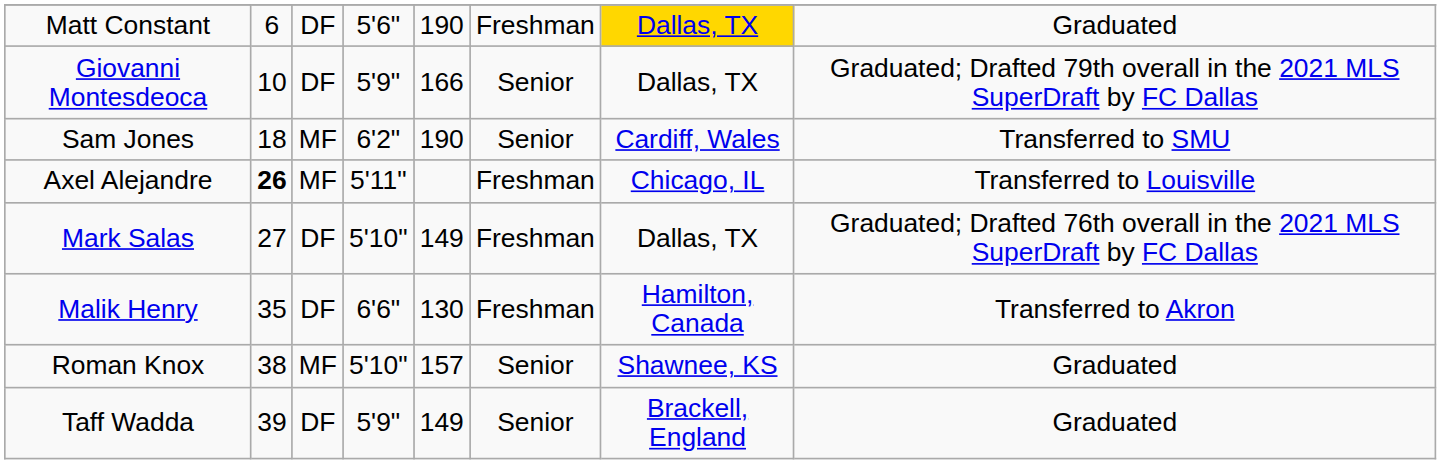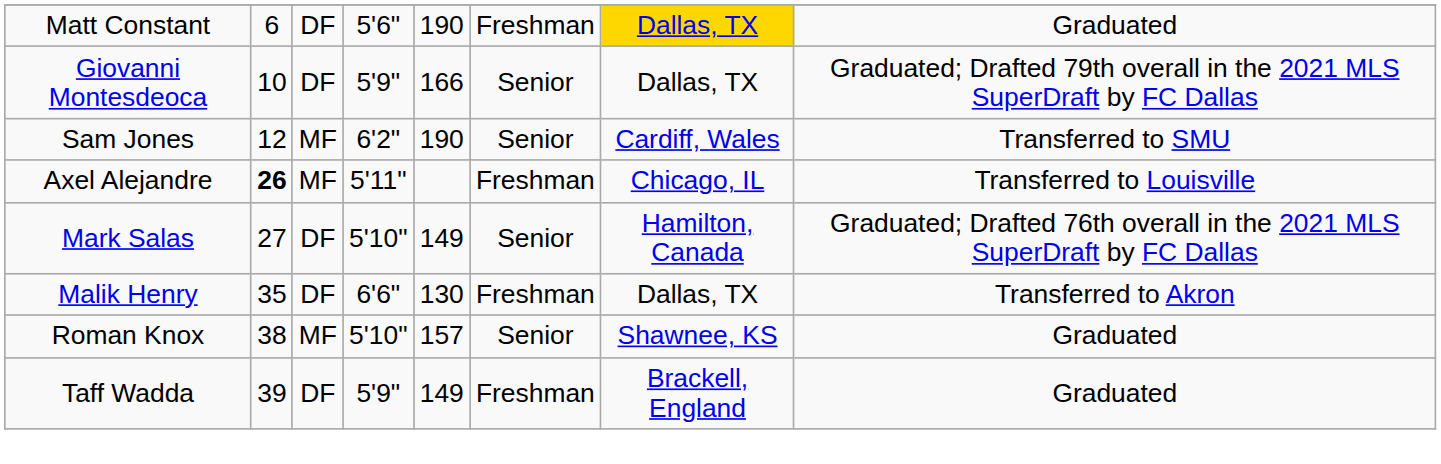(272, 138) 18 -> (272, 138) 12
(535, 237) Freshman -> (535, 237) Senior
(698, 237) Dallas, TX -> (698, 237) Hamilton, Canada
(698, 309) Hamilton, Canada -> (698, 294) Dallas, TX
(535, 422) Senior -> (535, 392) Freshman
